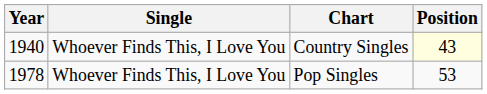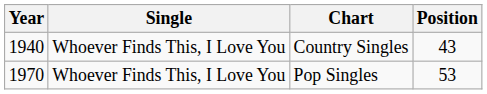(447, 46) lightyellow background -> (447, 46) no background
(26, 74) 1978 -> (26, 74) 1970
